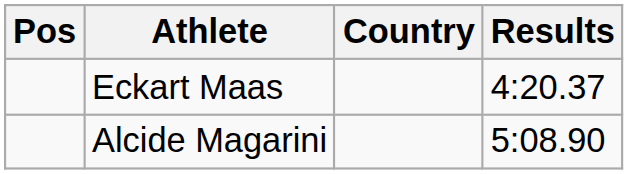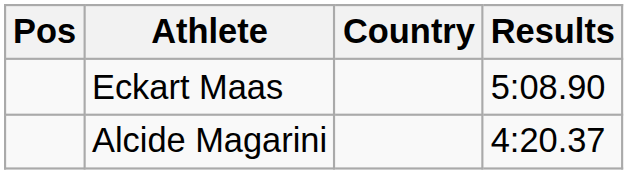(548, 86) 4:20.37 -> (548, 86) 5:08.90
(548, 140) 5:08.90 -> (548, 140) 4:20.37
